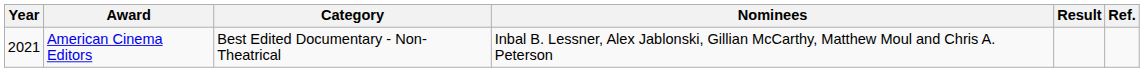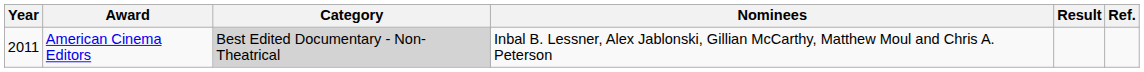(24, 47) 2021 -> (23, 47) 2011
(322, 47) no background -> (321, 47) lightgrey background
